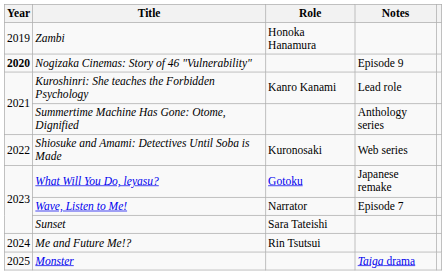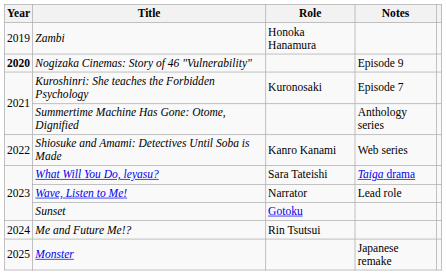(302, 87) Kanro Kanami -> (295, 87) Kuronosaki
(380, 87) Lead role -> (381, 87) Episode 7
(295, 150) Kuronosaki -> (302, 150) Kanro Kanami
(285, 181) Gotoku -> (298, 175) Sara Tateishi
(378, 181) Japanese remake -> (386, 175) Taiga drama
(381, 206) Episode 7 -> (380, 193) Lead role
(298, 224) Sara Tateishi -> (285, 211) Gotoku
(386, 261) Taiga drama -> (378, 254) Japanese remake
